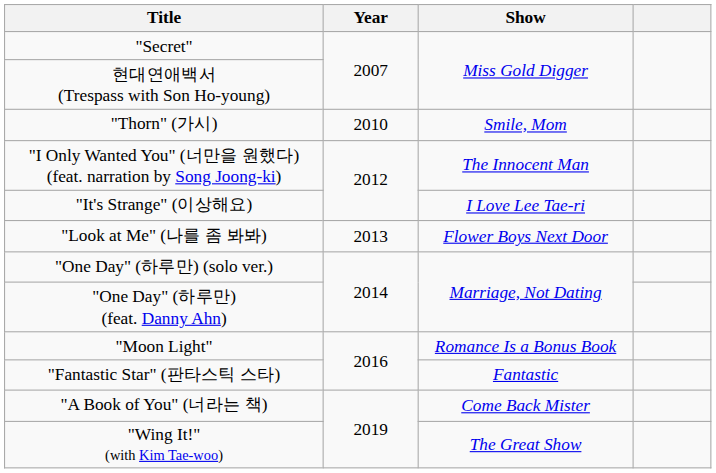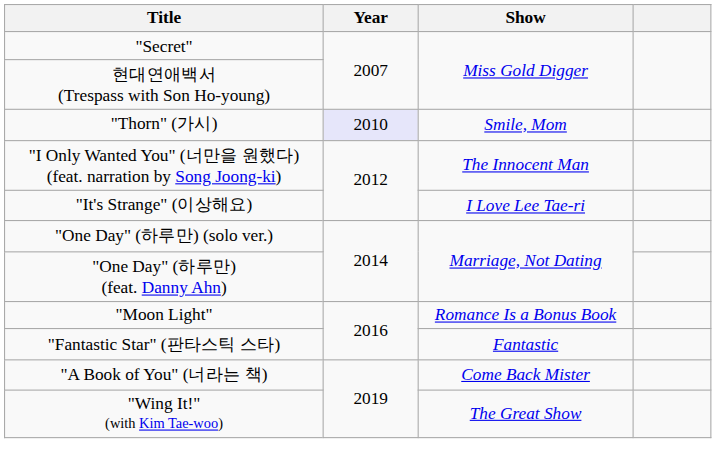(371, 124) no background -> (371, 124) lavender background
- row: (164, 235)
